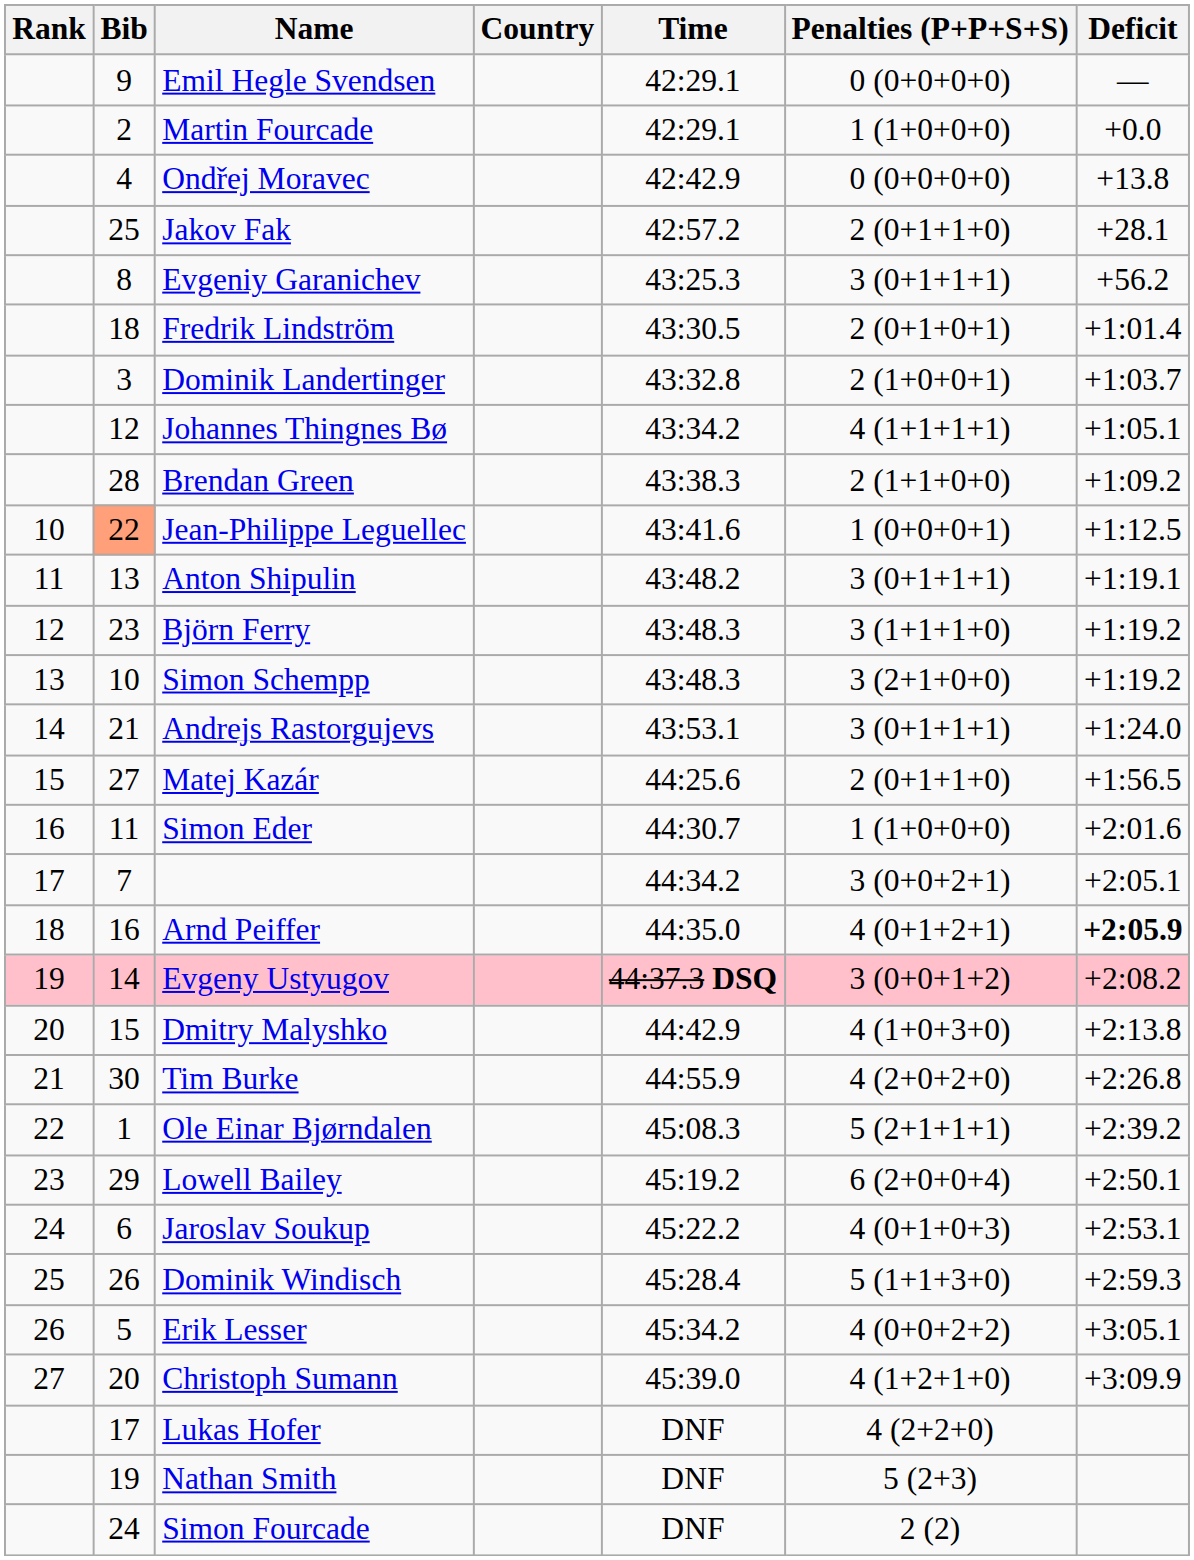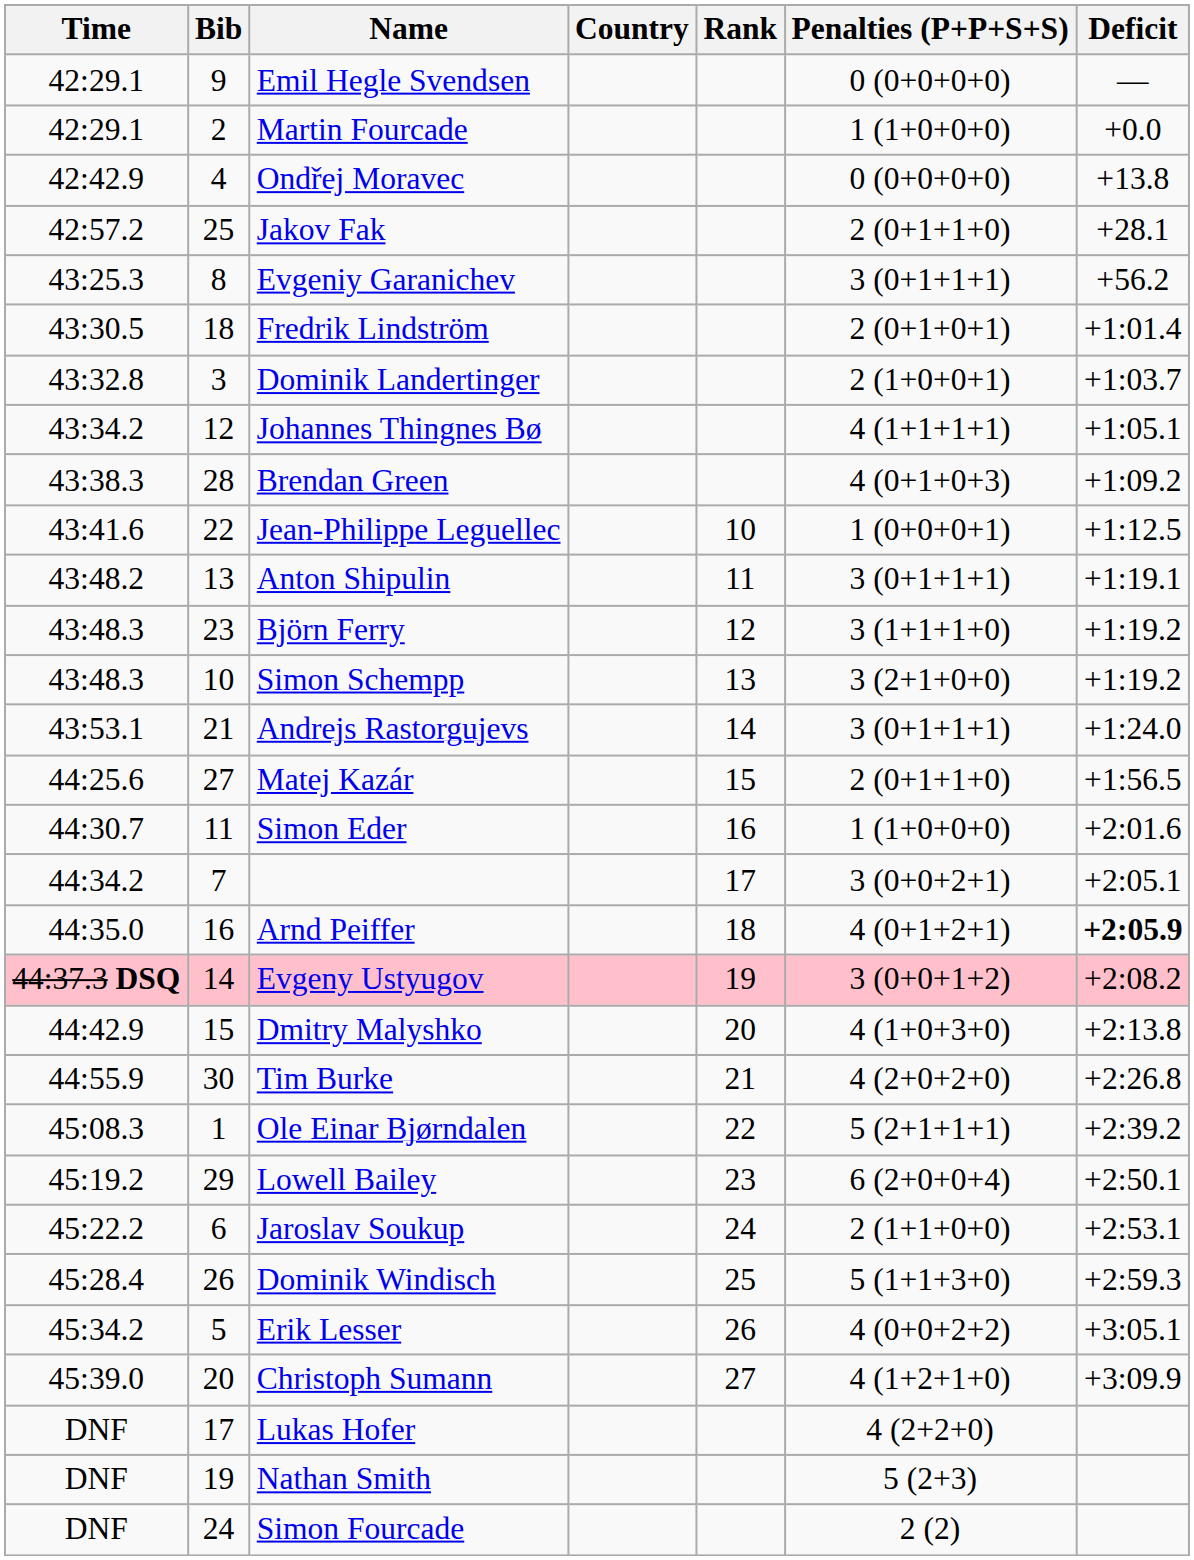columns swapped: (49, 29) <-> (693, 29)
(930, 479) 2 (1+1+0+0) -> (930, 479) 4 (0+1+0+3)
(124, 529) lightsalmon background -> (219, 529) no background
(930, 1229) 4 (0+1+0+3) -> (930, 1229) 2 (1+1+0+0)
